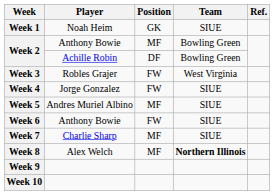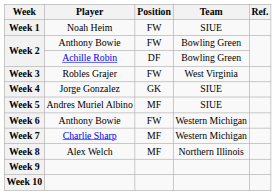(154, 27) GK -> (154, 27) FW
(154, 43) MF -> (154, 43) FW
(154, 89) FW -> (154, 89) GK
(211, 120) SIUE -> (211, 120) Western Michigan
(211, 136) SIUE -> (211, 136) Western Michigan
(211, 151) bold -> (211, 151) normal
